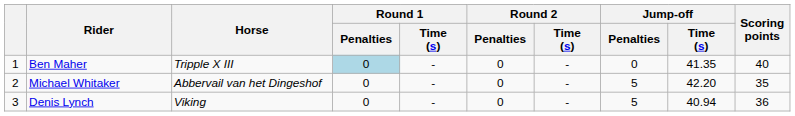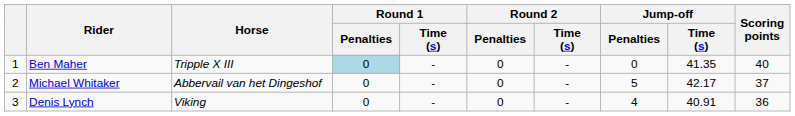(701, 83) 42.20 -> (701, 83) 42.17
(762, 83) 35 -> (762, 83) 37
(634, 102) 5 -> (634, 102) 4
(701, 102) 40.94 -> (701, 102) 40.91
